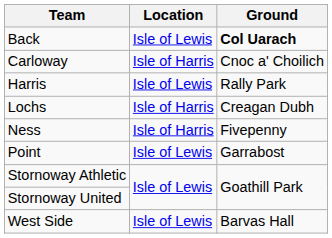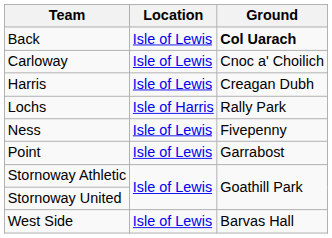(173, 61) Isle of Harris -> (172, 61) Isle of Lewis
(253, 84) Rally Park -> (267, 84) Creagan Dubh
(267, 107) Creagan Dubh -> (253, 107) Rally Park
(173, 130) Isle of Harris -> (172, 130) Isle of Lewis
